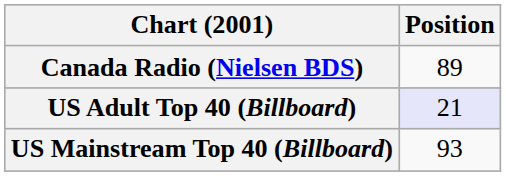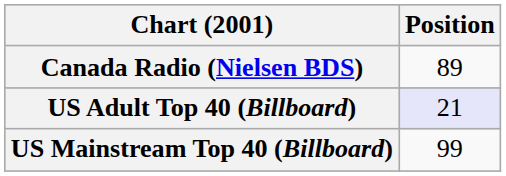(450, 149) 93 -> (450, 149) 99
